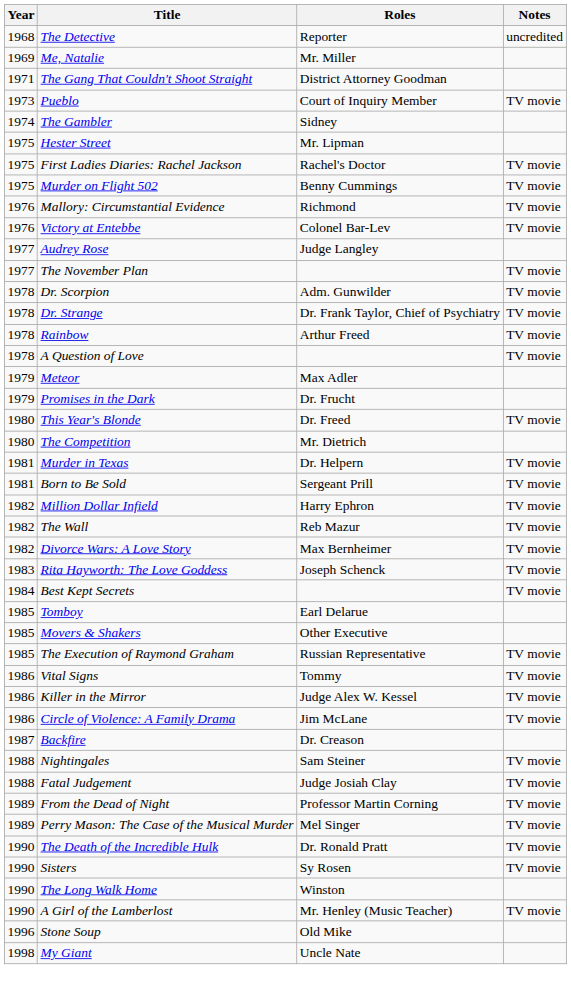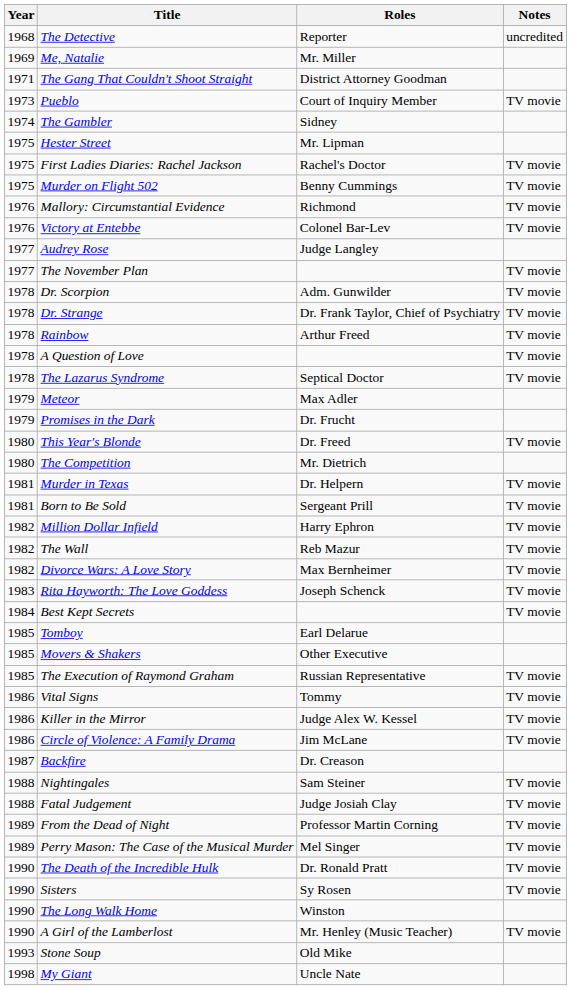+ row: (102, 377)
(21, 931) 1996 -> (21, 953) 1993
